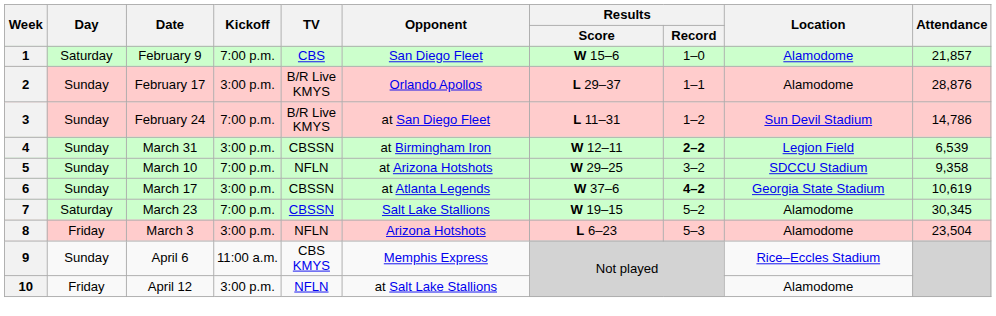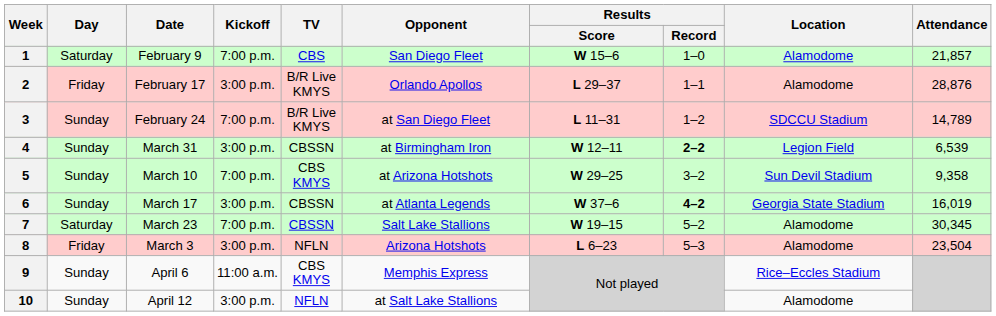(86, 85) Sunday -> (86, 85) Friday
(818, 120) Sun Devil Stadium -> (818, 120) SDCCU Stadium
(952, 120) 14,786 -> (952, 120) 14,789
(311, 169) NFLN -> (311, 176) CBS KMYS
(818, 169) SDCCU Stadium -> (818, 176) Sun Devil Stadium
(952, 189) 10,619 -> (952, 204) 16,019
(86, 287) Friday -> (86, 301) Sunday
